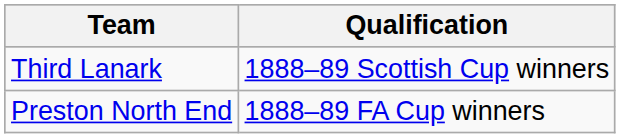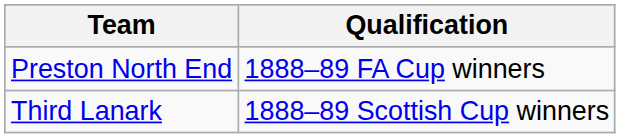rows swapped: (86, 68) <-> (122, 111)
